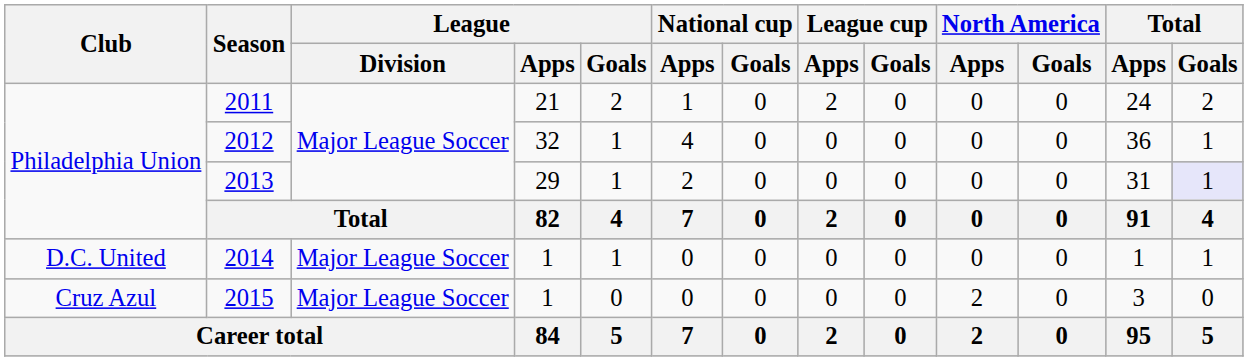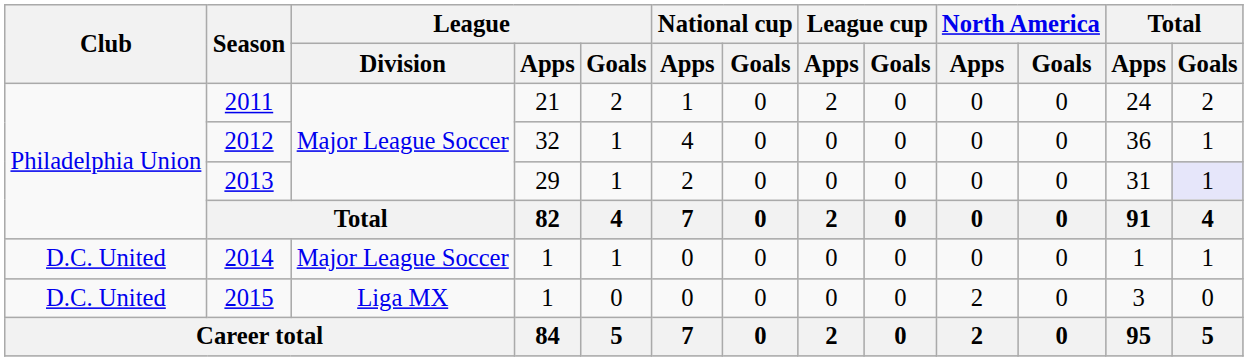(106, 297) Cruz Azul -> (106, 297) D.C. United
(403, 297) Major League Soccer -> (403, 297) Liga MX
